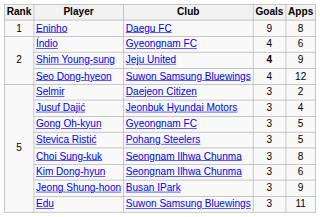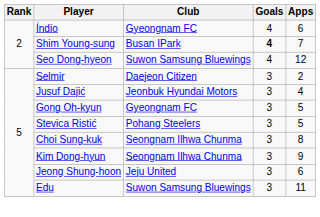- row: (52, 28)
(151, 60) Jeju United -> (153, 44) Busan IPark
(301, 60) 9 -> (301, 44) 7
(301, 172) 6 -> (301, 156) 9
(153, 188) Busan IPark -> (151, 172) Jeju United
(301, 188) 9 -> (301, 172) 6
